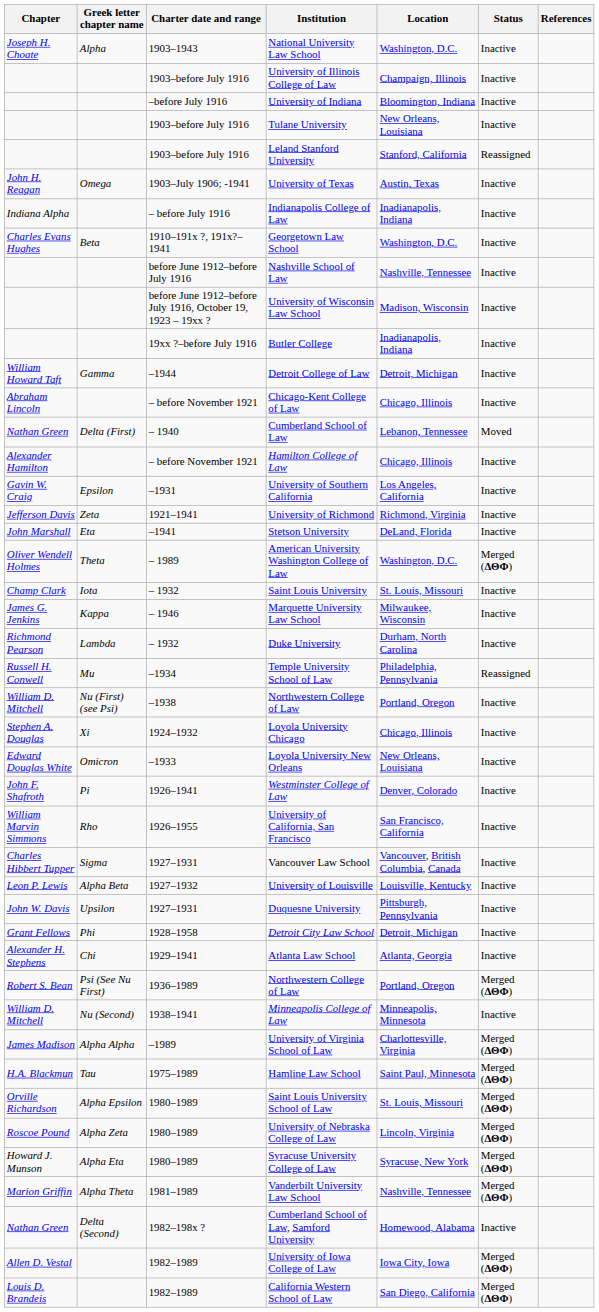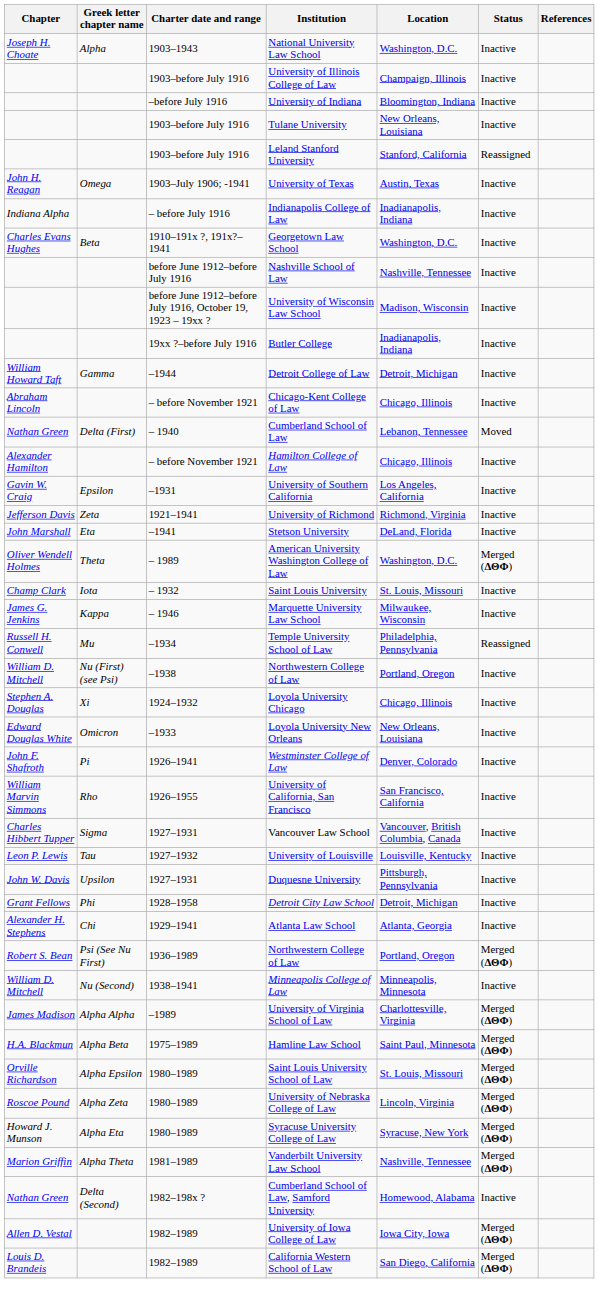- row: (29, 643)
(104, 885) Alpha Beta -> (88, 856) Tau
(88, 1073) Tau -> (104, 1044) Alpha Beta
